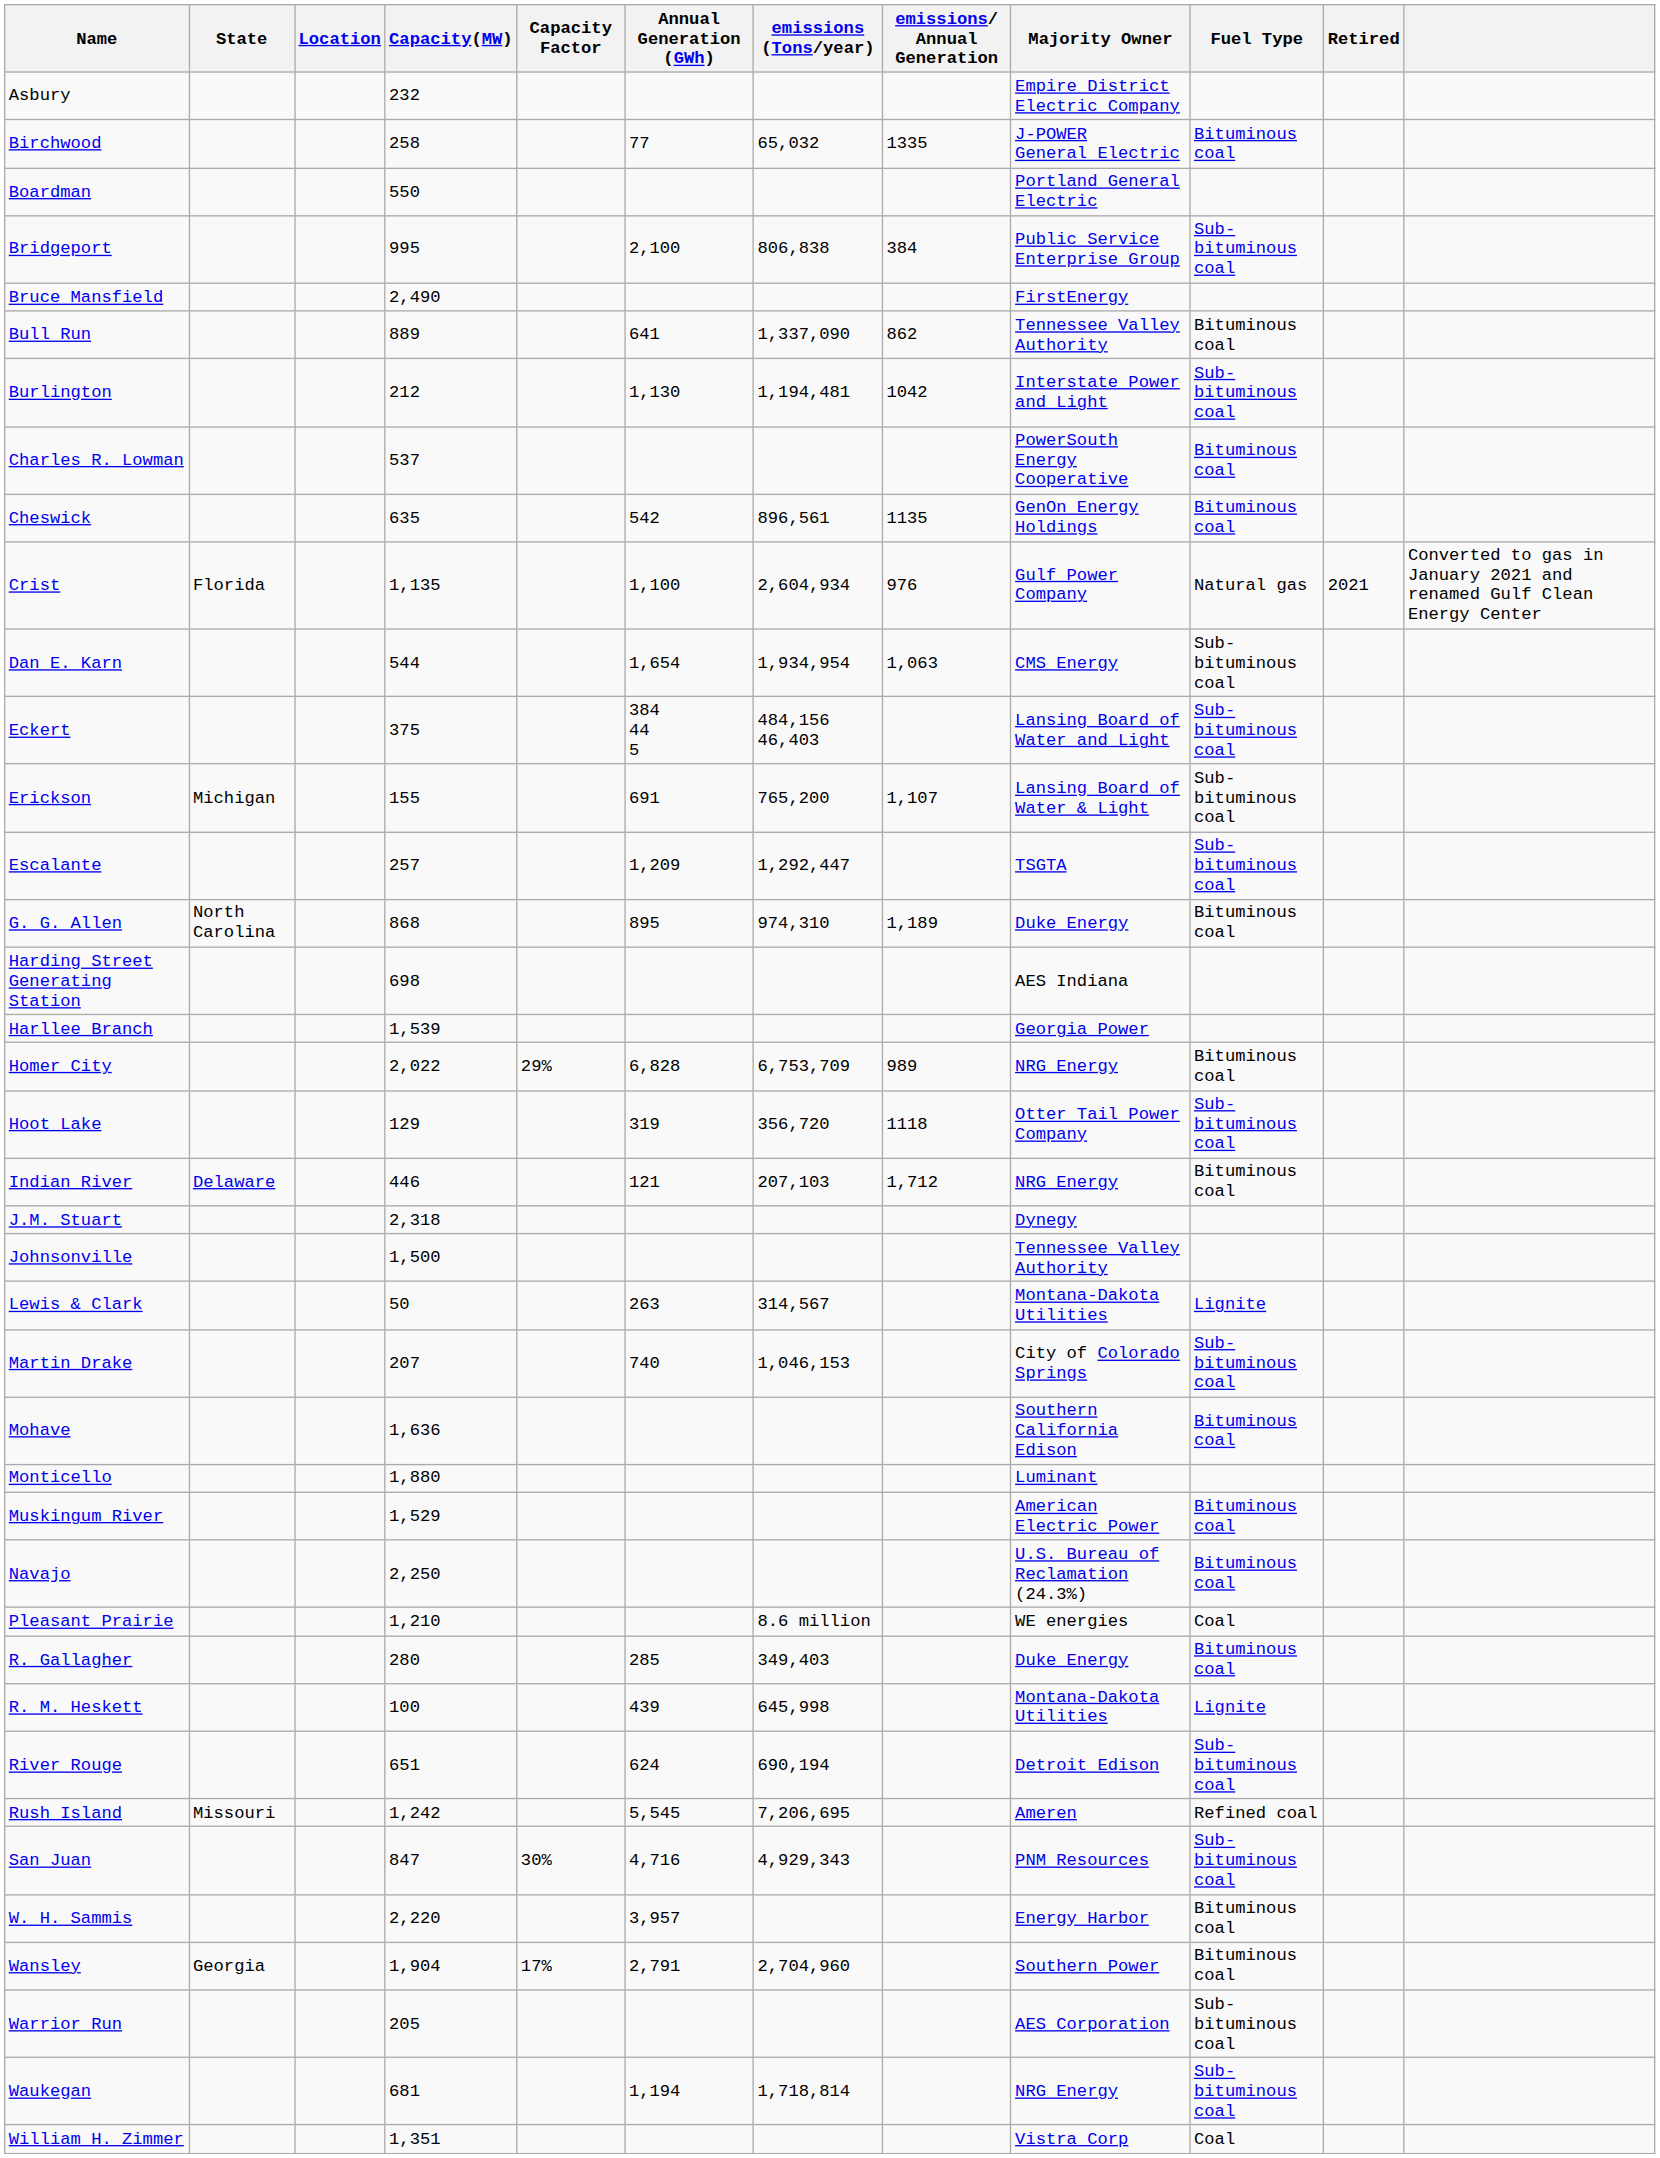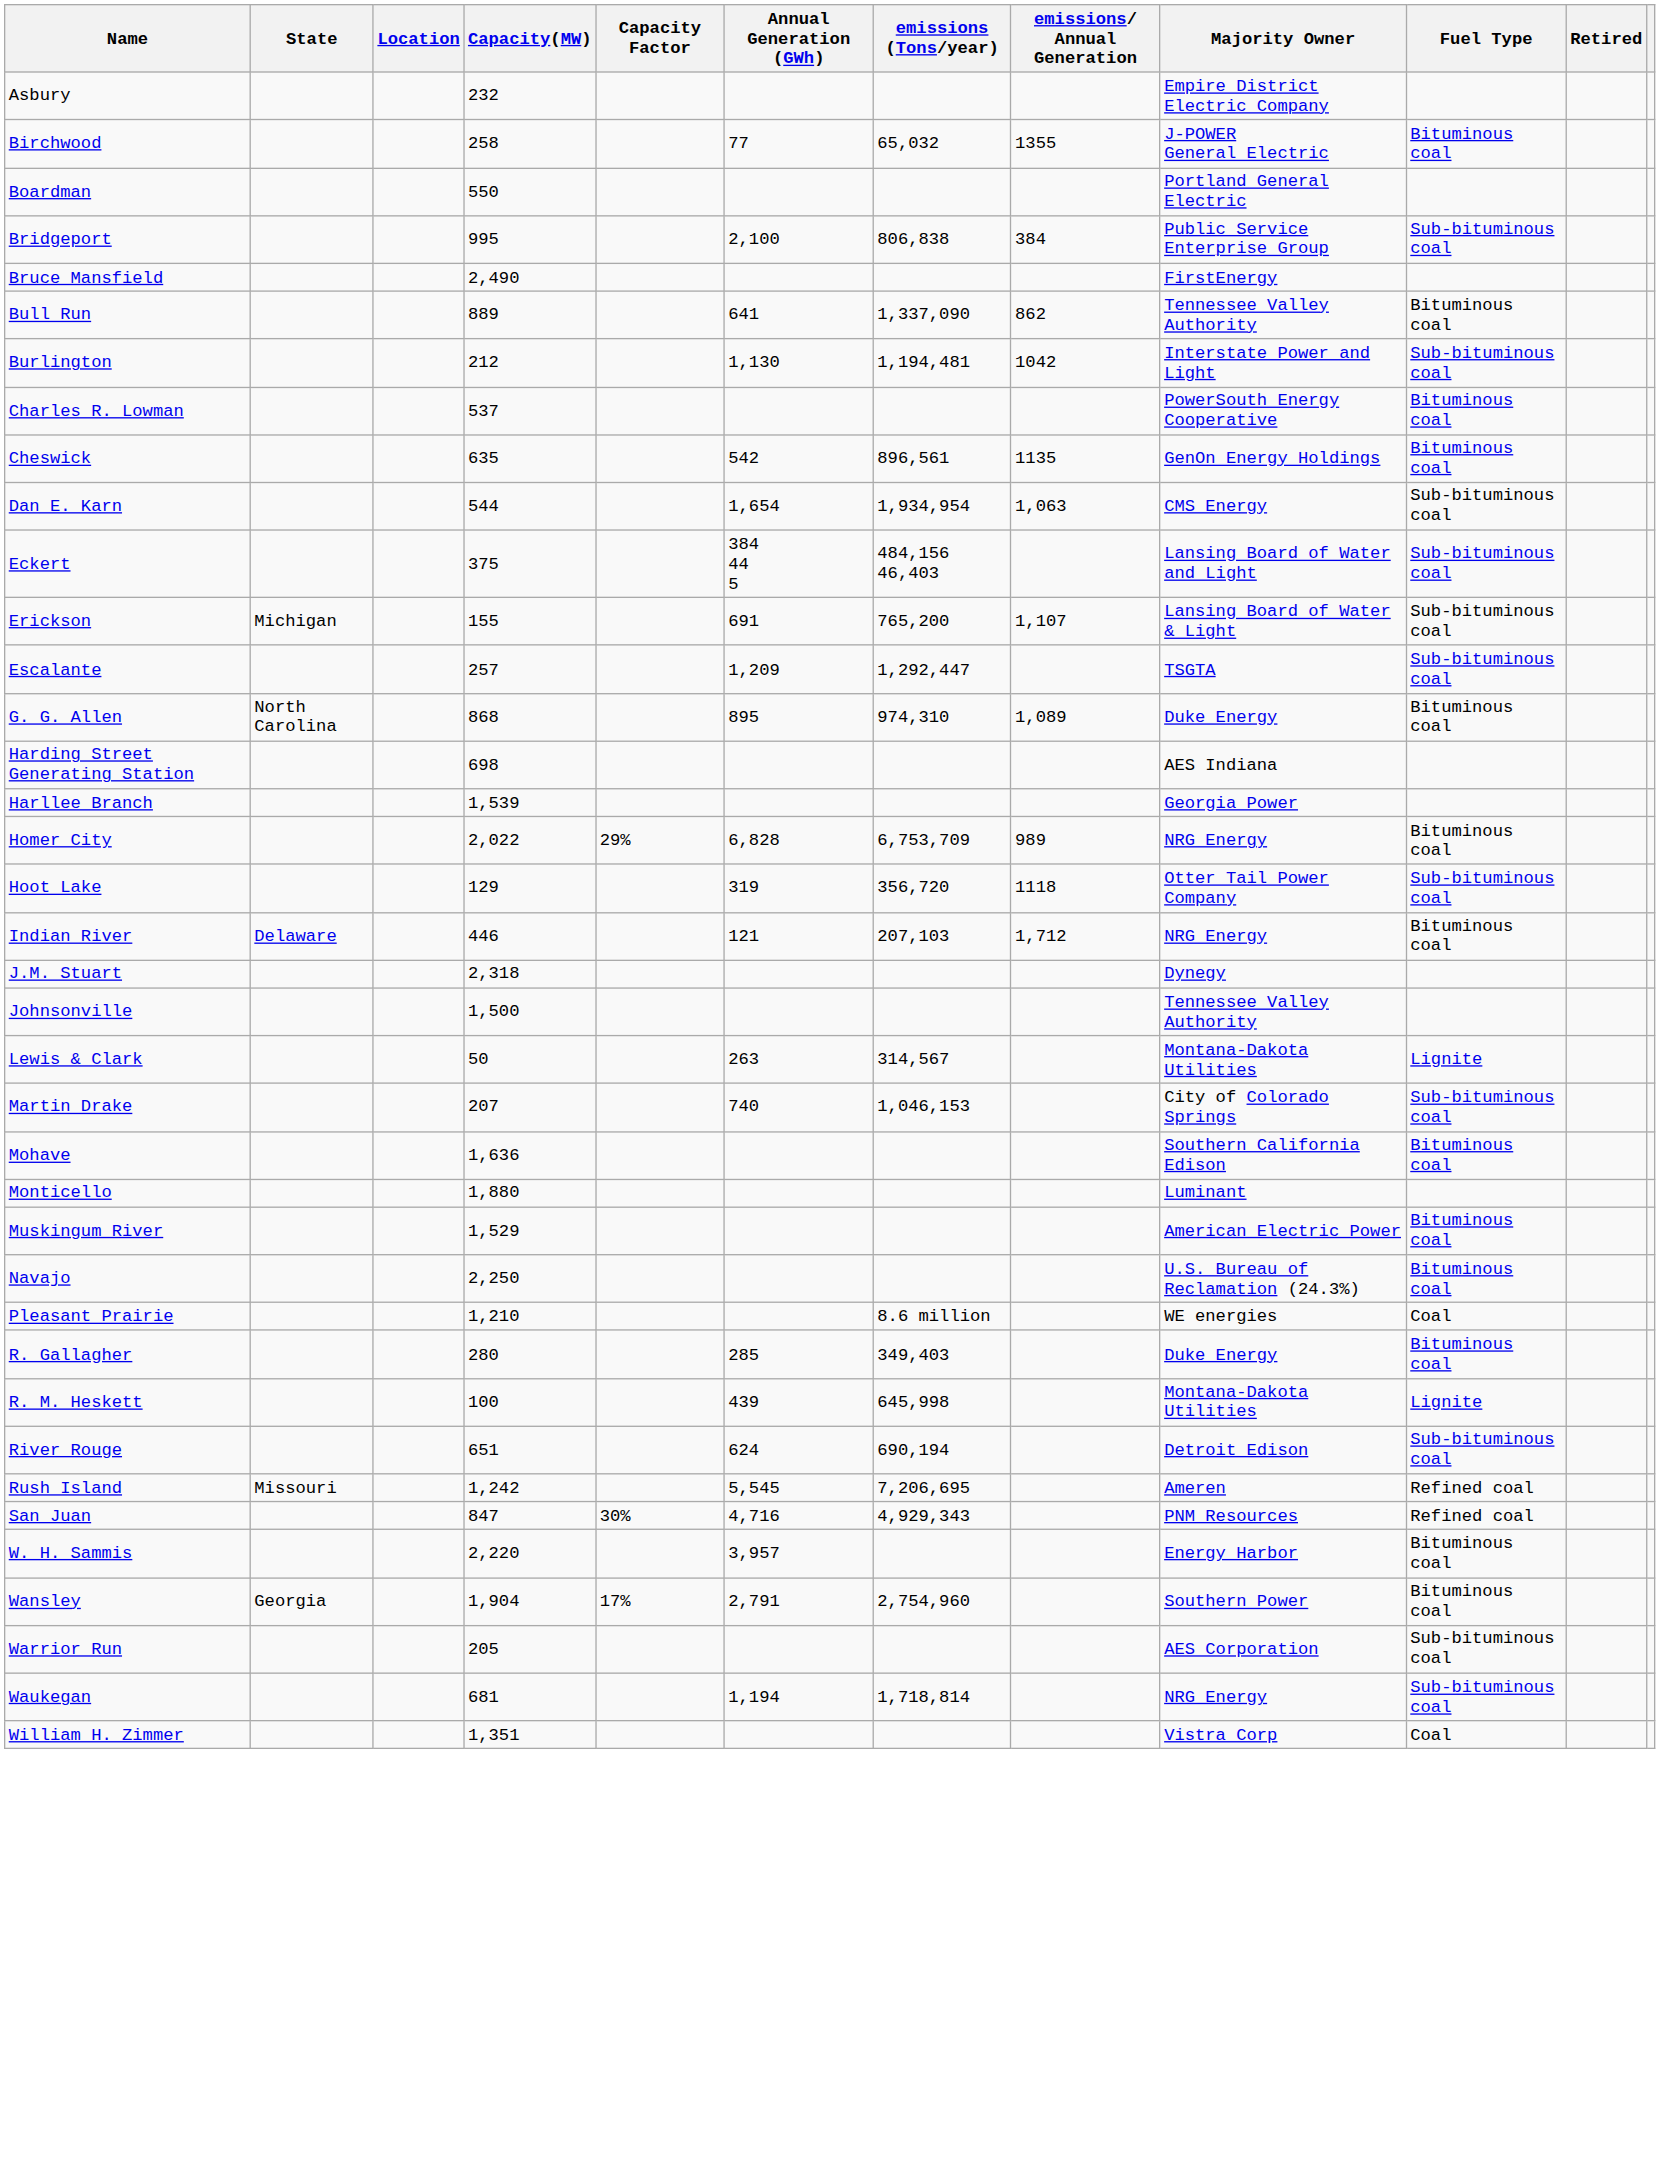(907, 144) 1335 -> (1036, 144) 1355
- row: (34, 585)
(912, 923) 1,189 -> (1041, 717) 1,089
(1245, 1861) Sub-bituminous coal -> (1472, 1516) Refined coal
(804, 1966) 2,704,960 -> (924, 1601) 2,754,960
